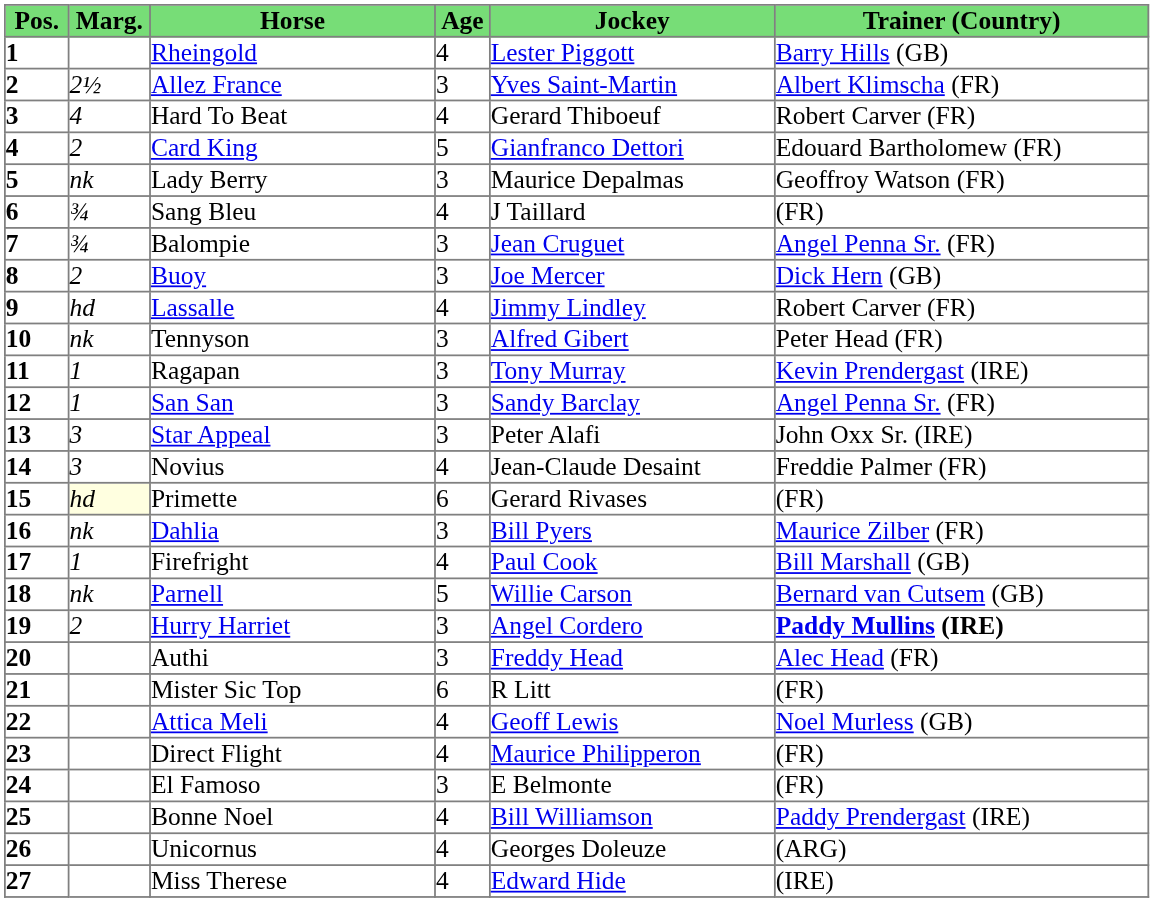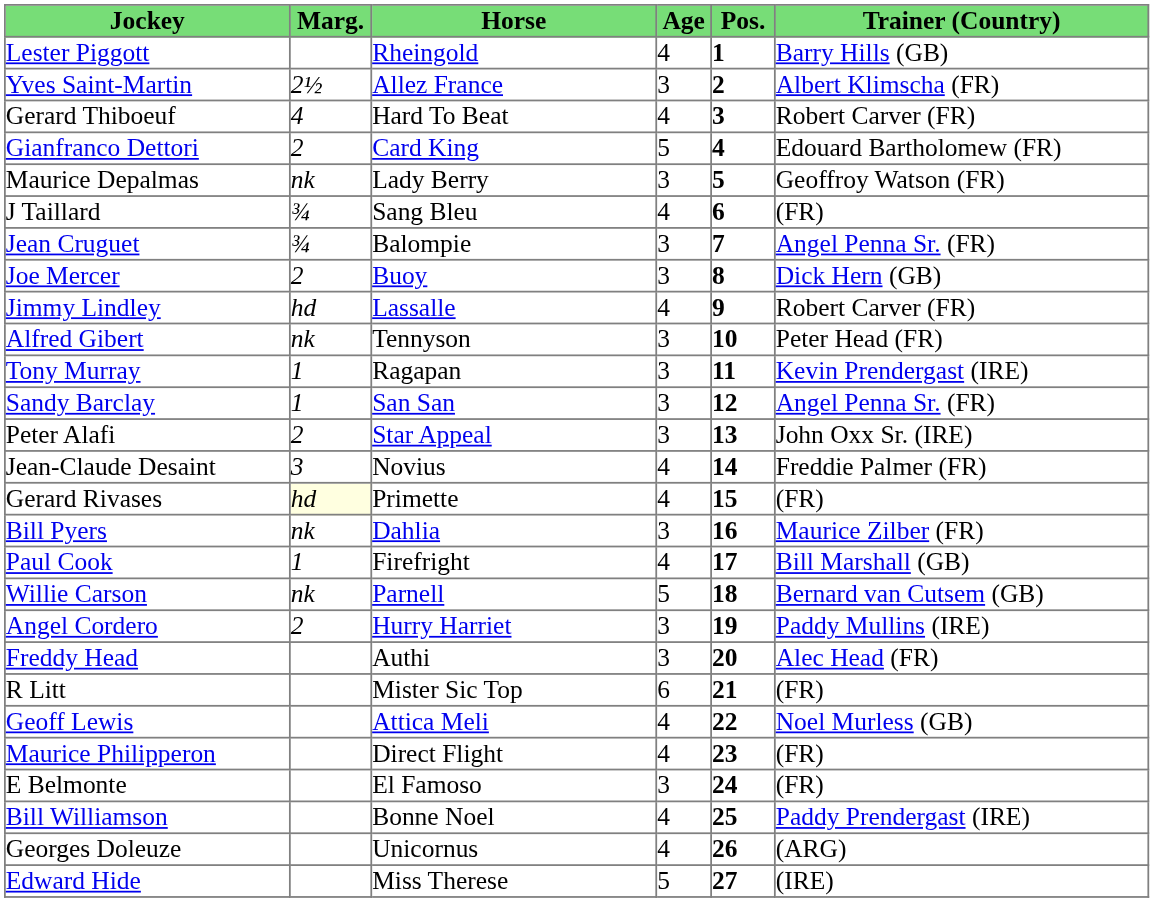columns swapped: (37, 20) <-> (632, 20)
(76, 434) 3 -> (297, 434) 2
(442, 498) 6 -> (664, 498) 4
(890, 625) bold -> (883, 625) normal
(442, 880) 4 -> (664, 880) 5
